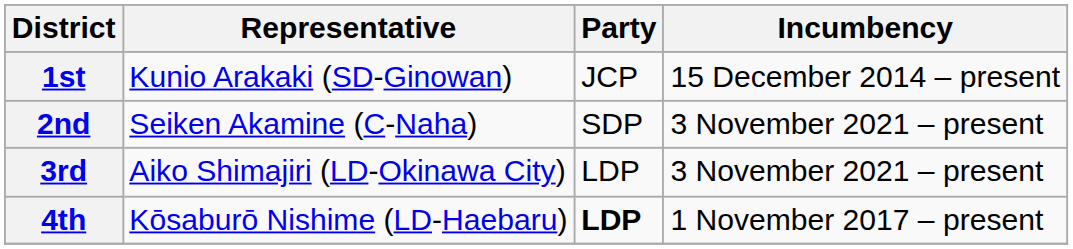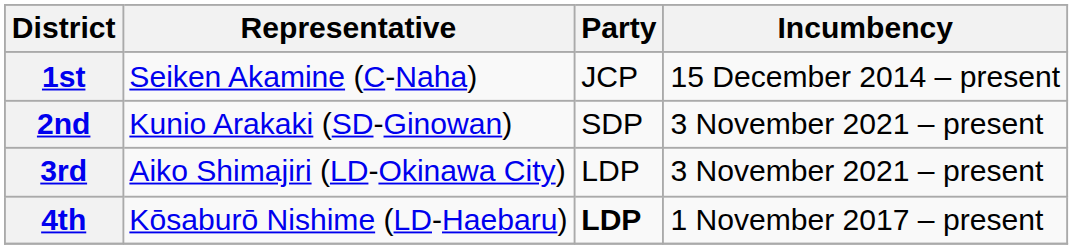(321, 76) Kunio Arakaki (SD-Ginowan) -> (303, 76) Seiken Akamine (C-Naha)
(303, 123) Seiken Akamine (C-Naha) -> (321, 123) Kunio Arakaki (SD-Ginowan)
